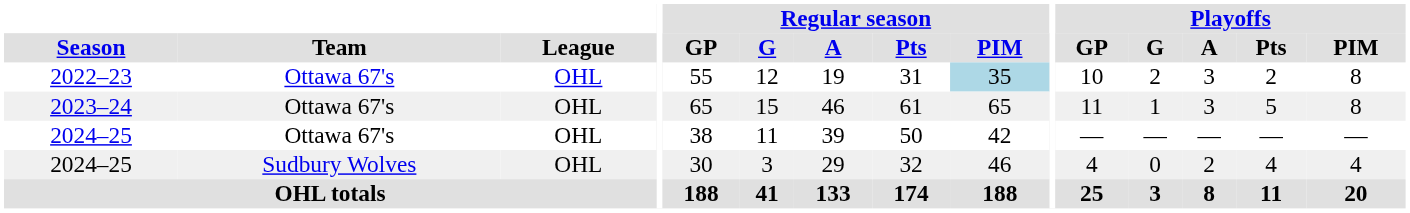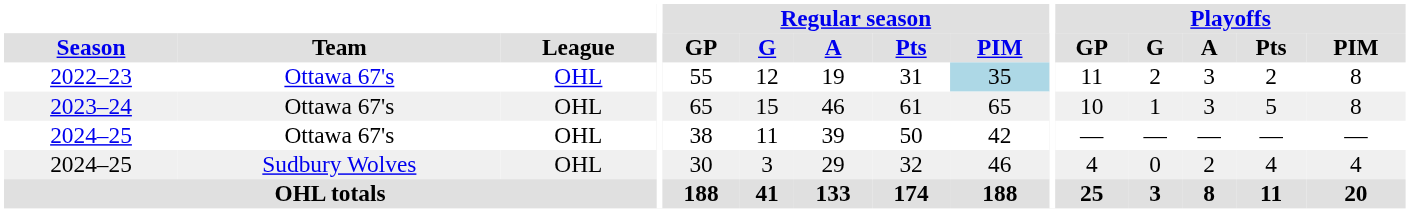(1092, 76) 10 -> (1092, 76) 11
(1092, 105) 11 -> (1092, 105) 10
